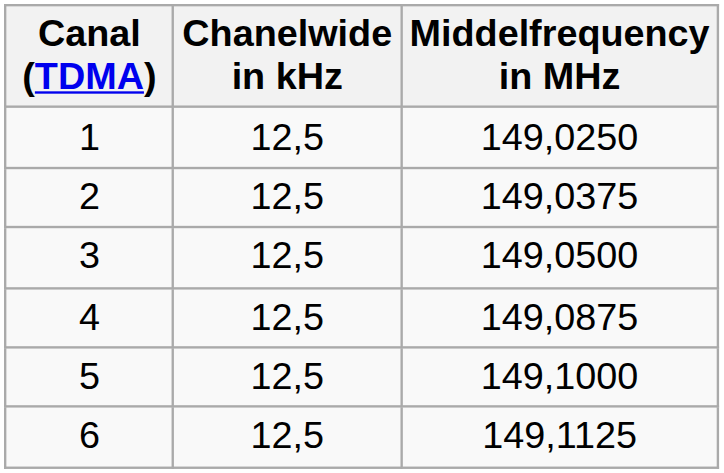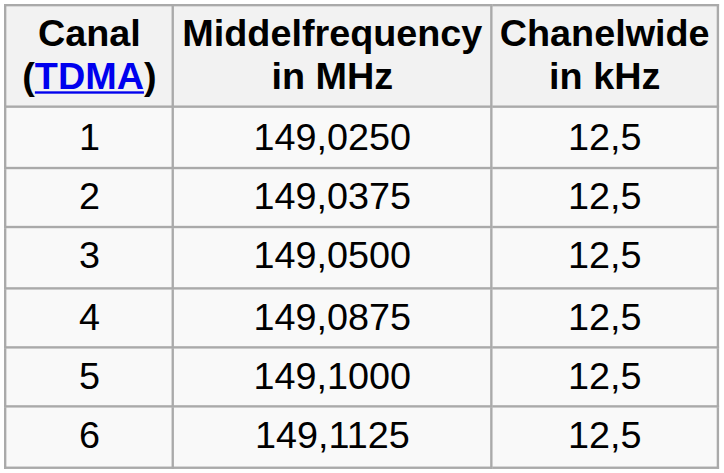columns swapped: (560, 55) <-> (287, 55)
